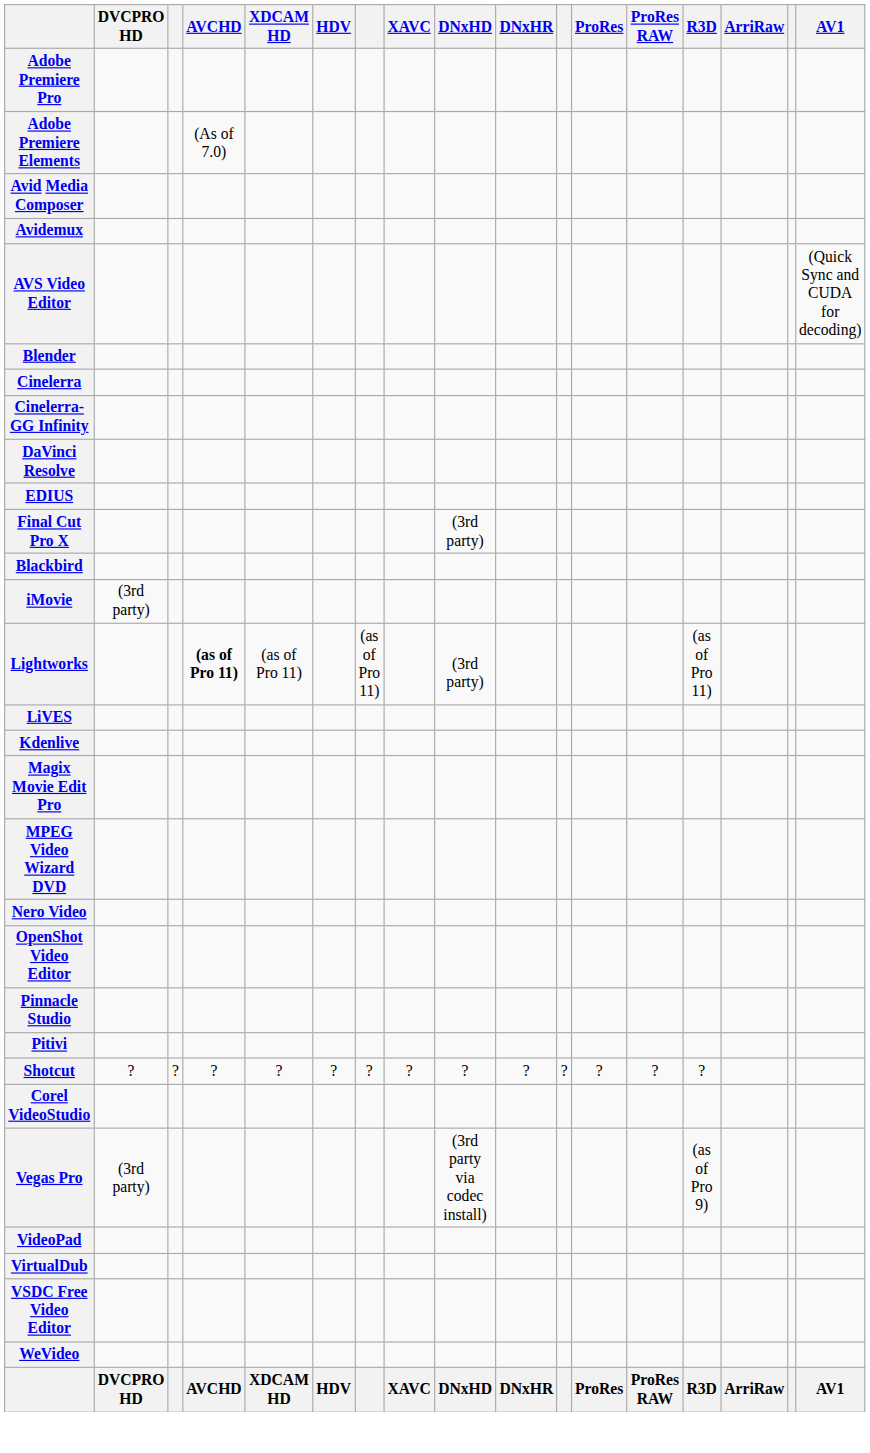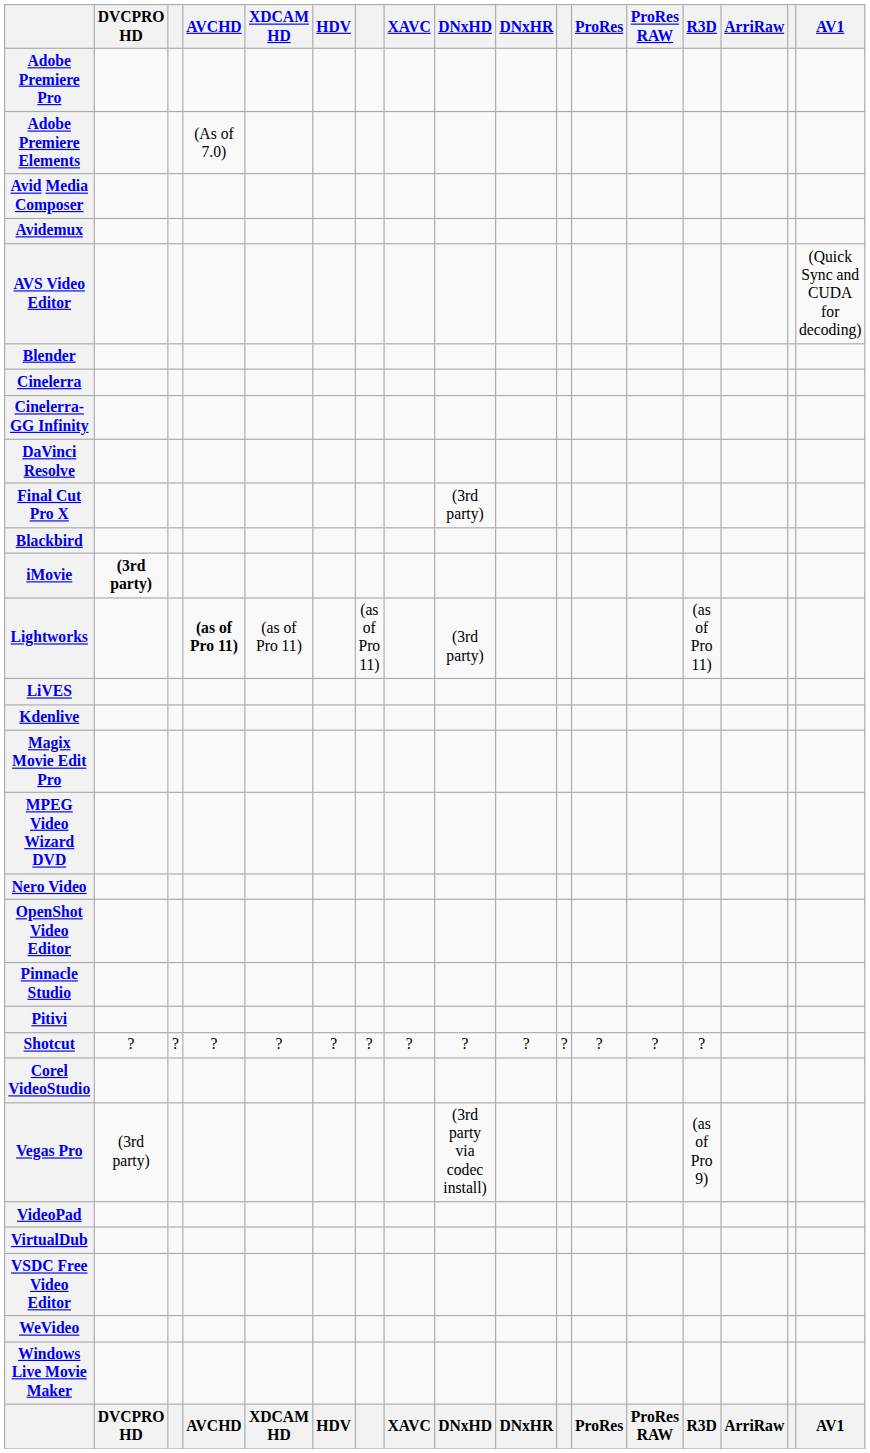- row: (49, 495)
(131, 600) normal -> (131, 575) bold
+ row: (49, 1372)
